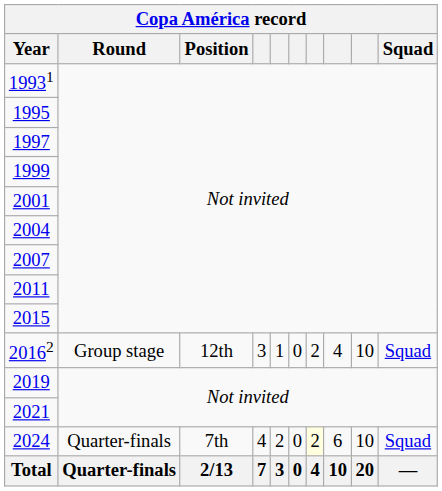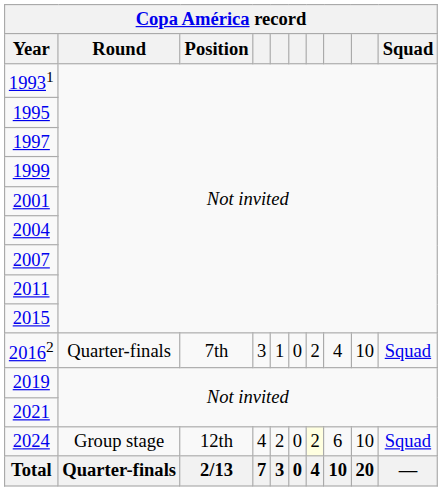(119, 350) Group stage -> (119, 350) Quarter-finals
(217, 350) 12th -> (217, 350) 7th
(119, 441) Quarter-finals -> (119, 441) Group stage
(217, 441) 7th -> (217, 441) 12th
